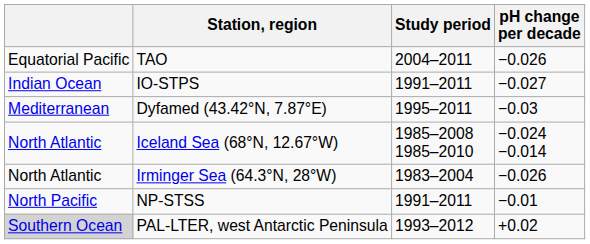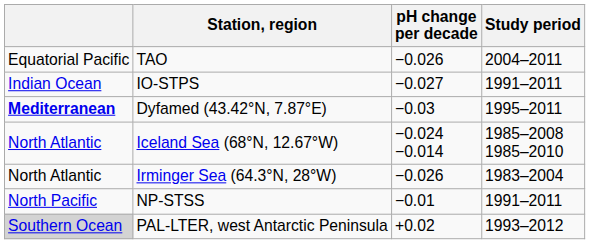columns swapped: (443, 25) <-> (539, 25)
(59, 109) normal -> (62, 109) bold
